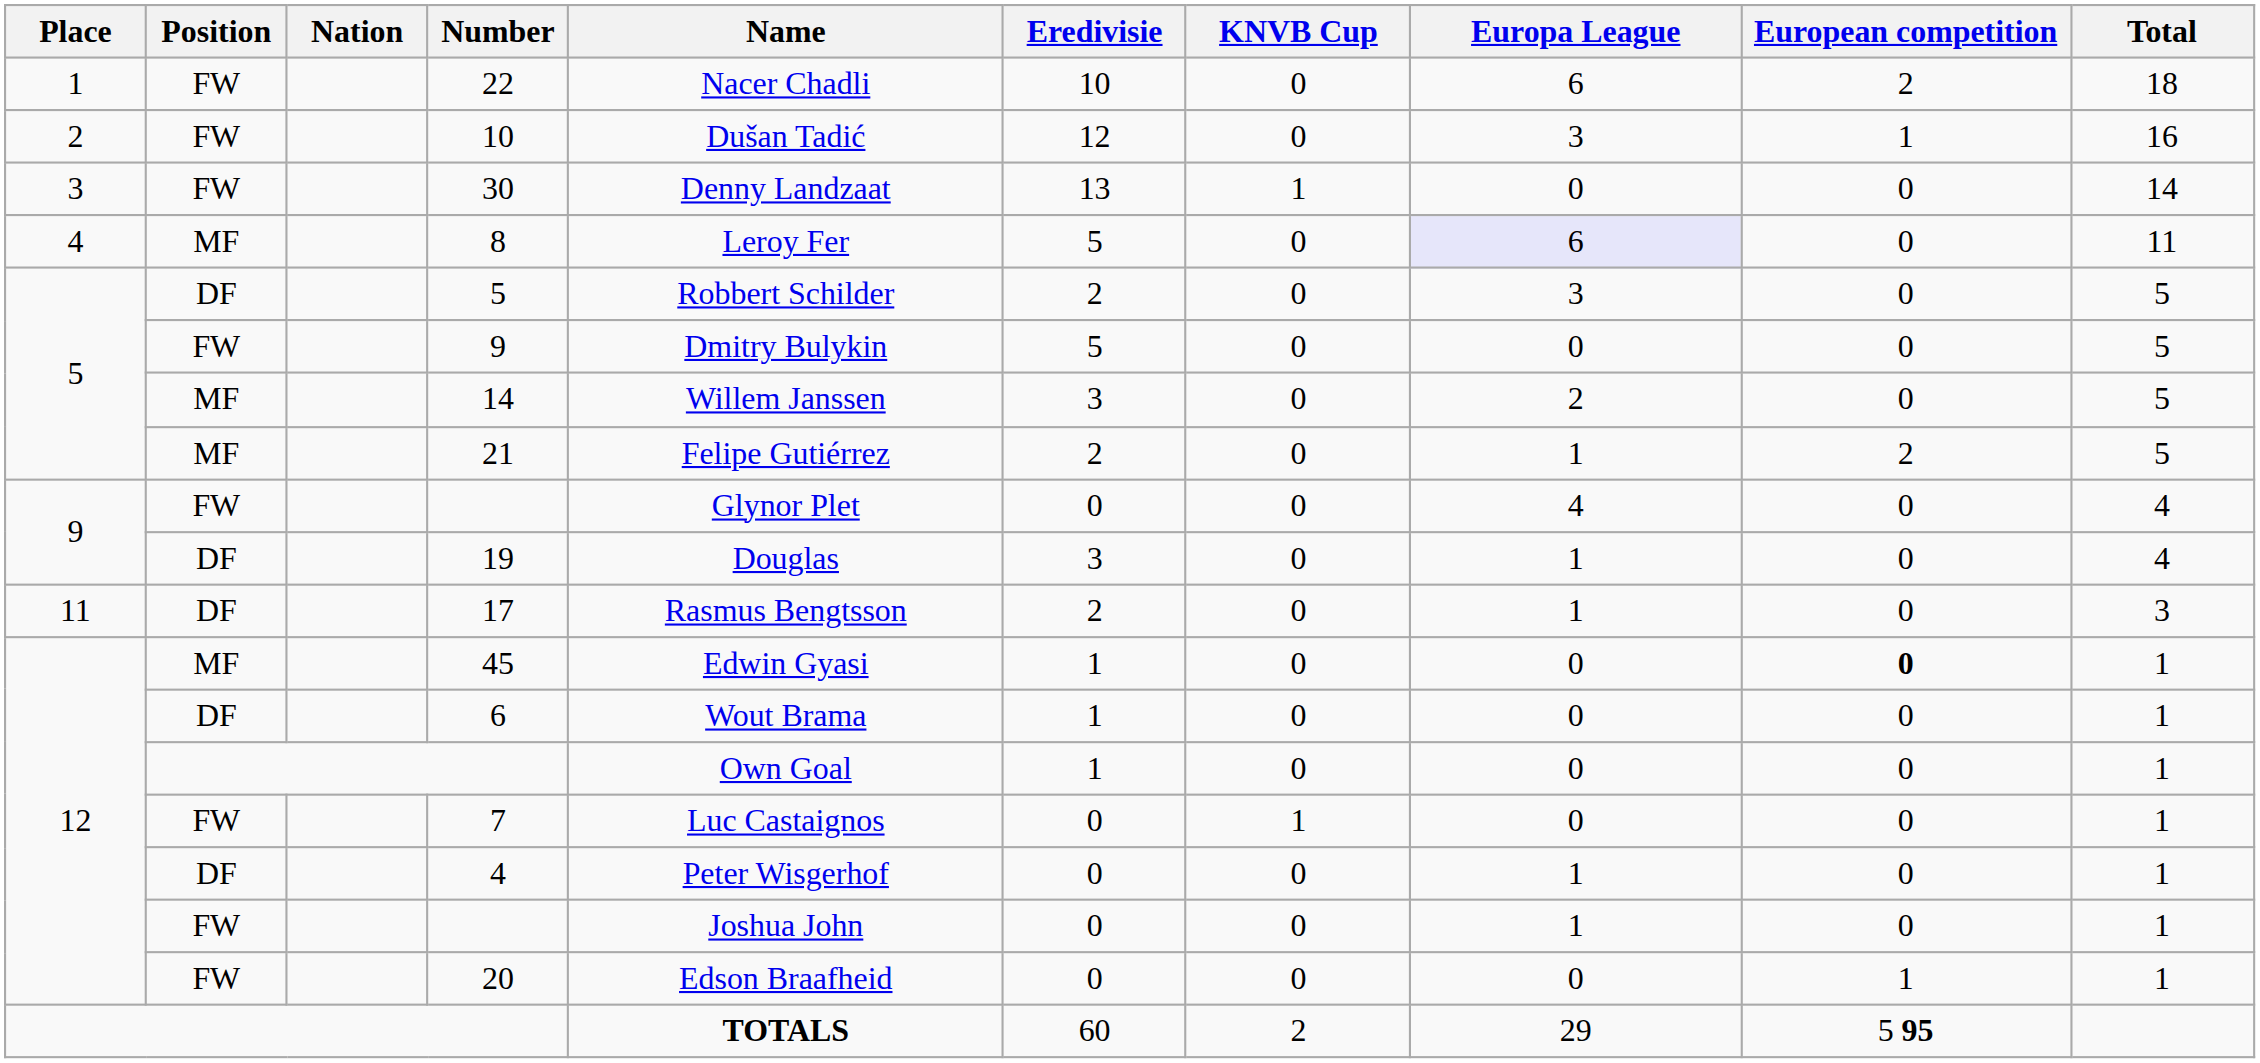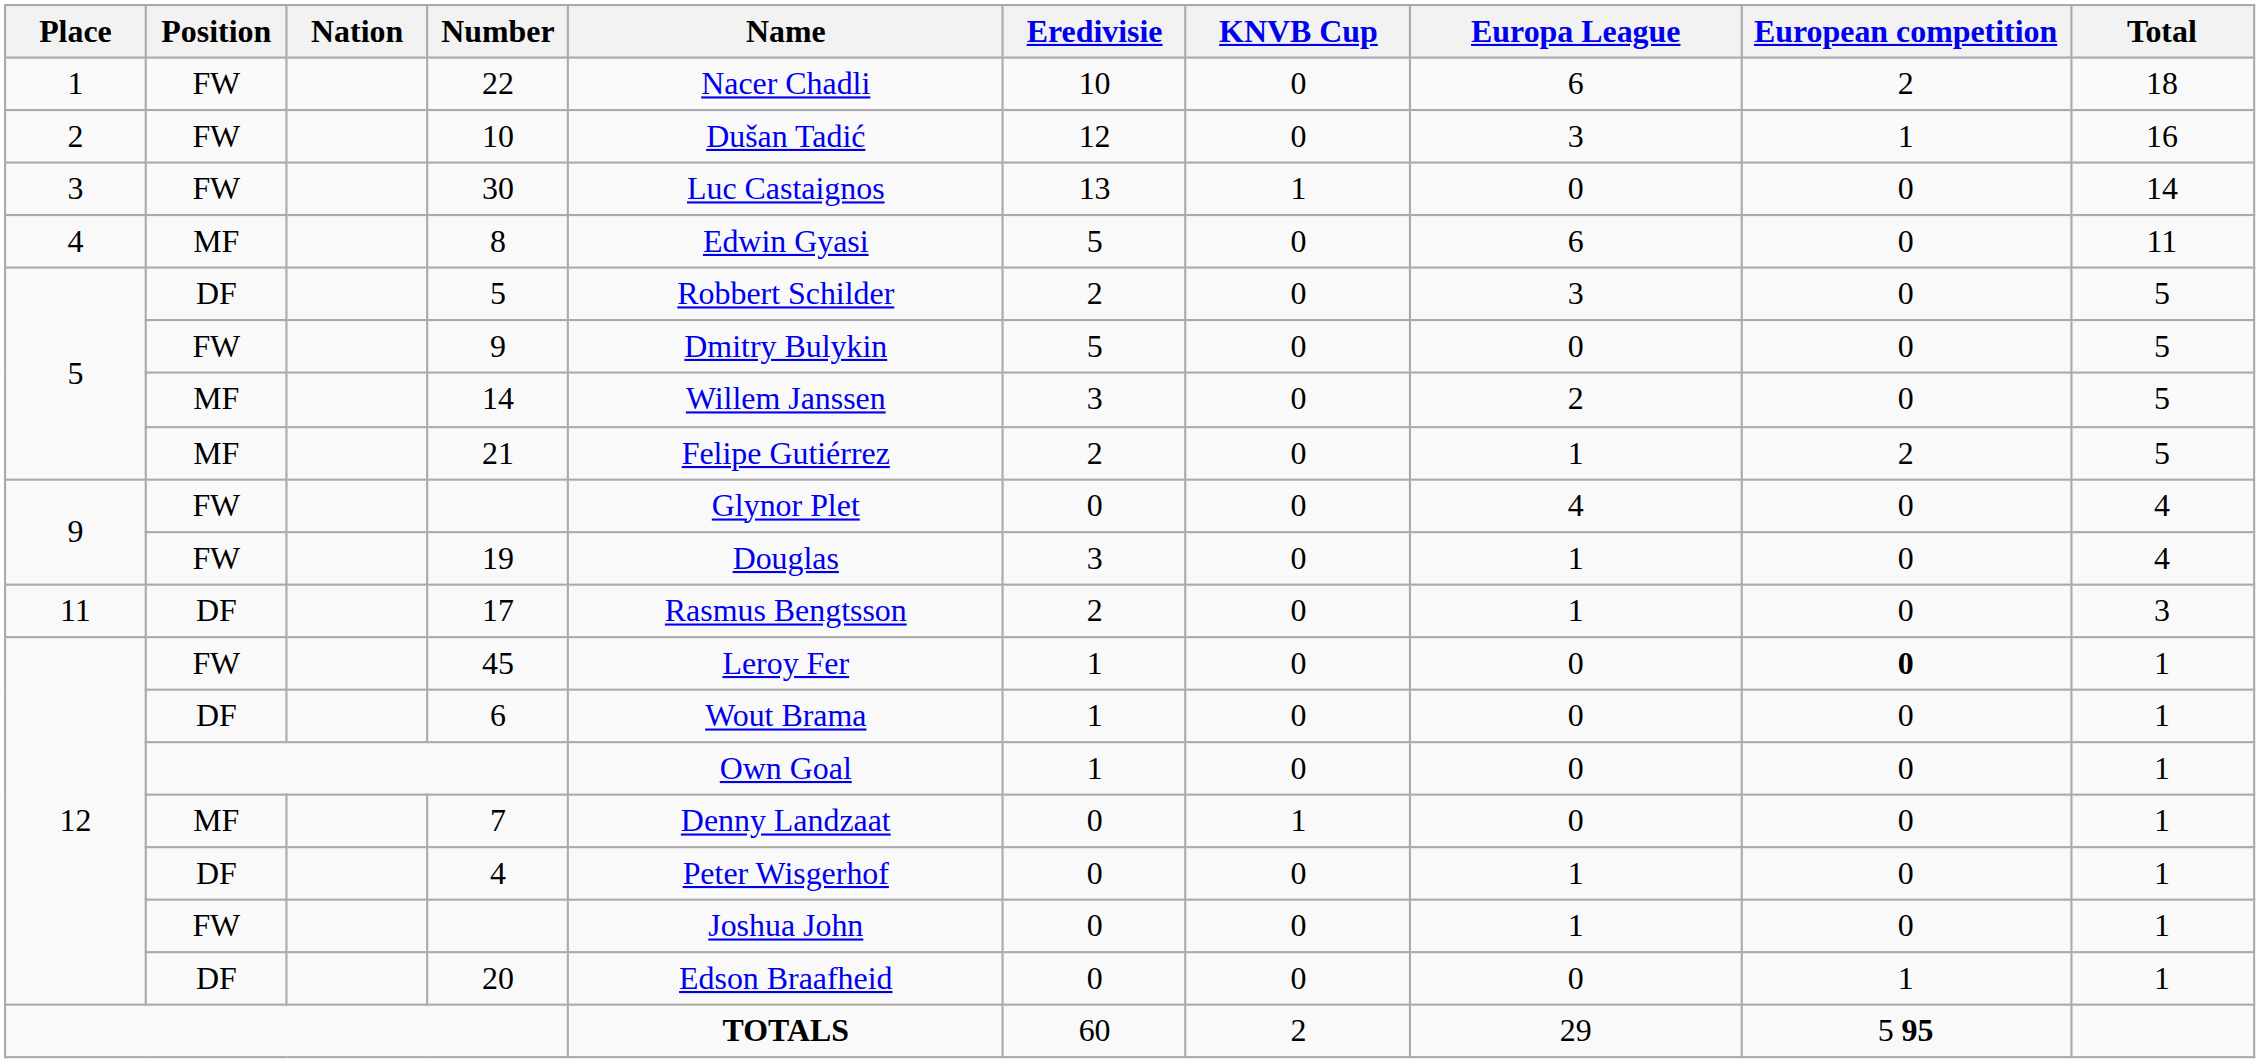(786, 188) Denny Landzaat -> (786, 188) Luc Castaignos
(786, 241) Leroy Fer -> (786, 241) Edwin Gyasi
(1576, 241) lavender background -> (1576, 241) no background
(216, 557) DF -> (216, 557) FW
(216, 662) MF -> (216, 662) FW
(786, 662) Edwin Gyasi -> (786, 662) Leroy Fer
(216, 820) FW -> (216, 820) MF
(786, 820) Luc Castaignos -> (786, 820) Denny Landzaat
(216, 978) FW -> (216, 978) DF
